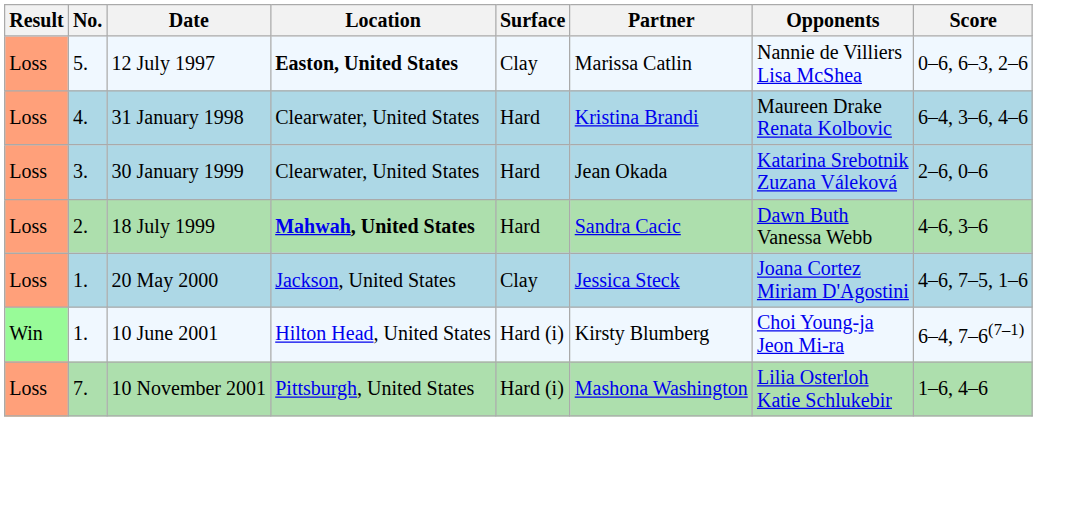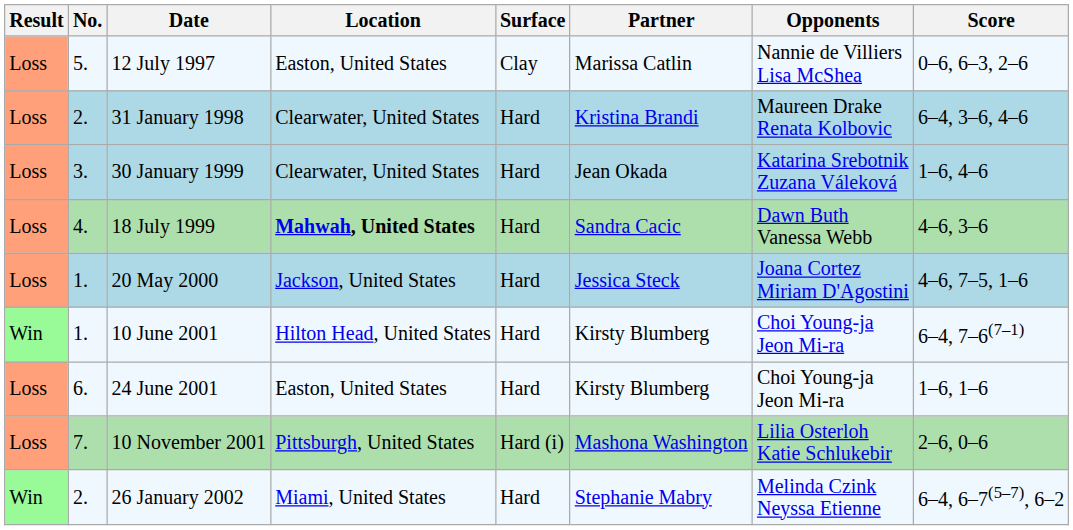(367, 63) bold -> (361, 63) normal
(80, 117) 4. -> (80, 117) 2.
(953, 171) 2–6, 0–6 -> (953, 171) 1–6, 4–6
(80, 225) 2. -> (80, 225) 4.
(519, 280) Clay -> (520, 280) Hard
(532, 334) Hard (i) -> (520, 334) Hard
+ row: (165, 388)
(953, 388) 1–6, 4–6 -> (953, 442) 2–6, 0–6
+ row: (178, 497)
